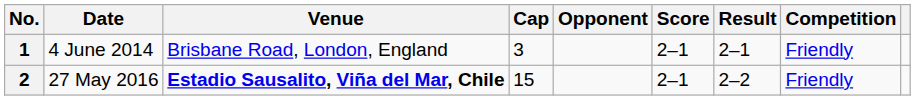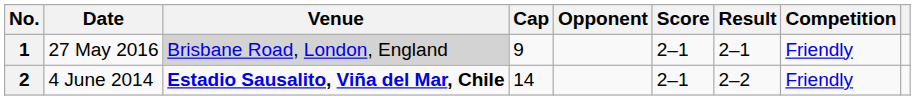(101, 49) 4 June 2014 -> (103, 49) 27 May 2016
(308, 49) no background -> (308, 49) lightgrey background
(519, 49) 3 -> (519, 49) 9
(103, 79) 27 May 2016 -> (101, 79) 4 June 2014
(524, 79) 15 -> (524, 79) 14
